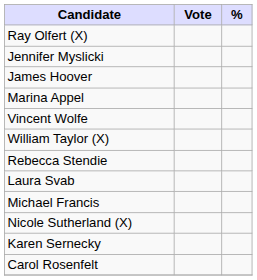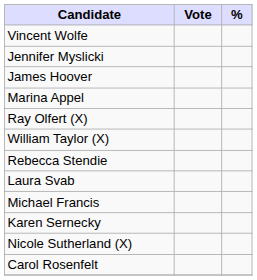rows swapped: (48, 118) <-> (48, 35)
rows swapped: (54, 243) <-> (70, 222)
